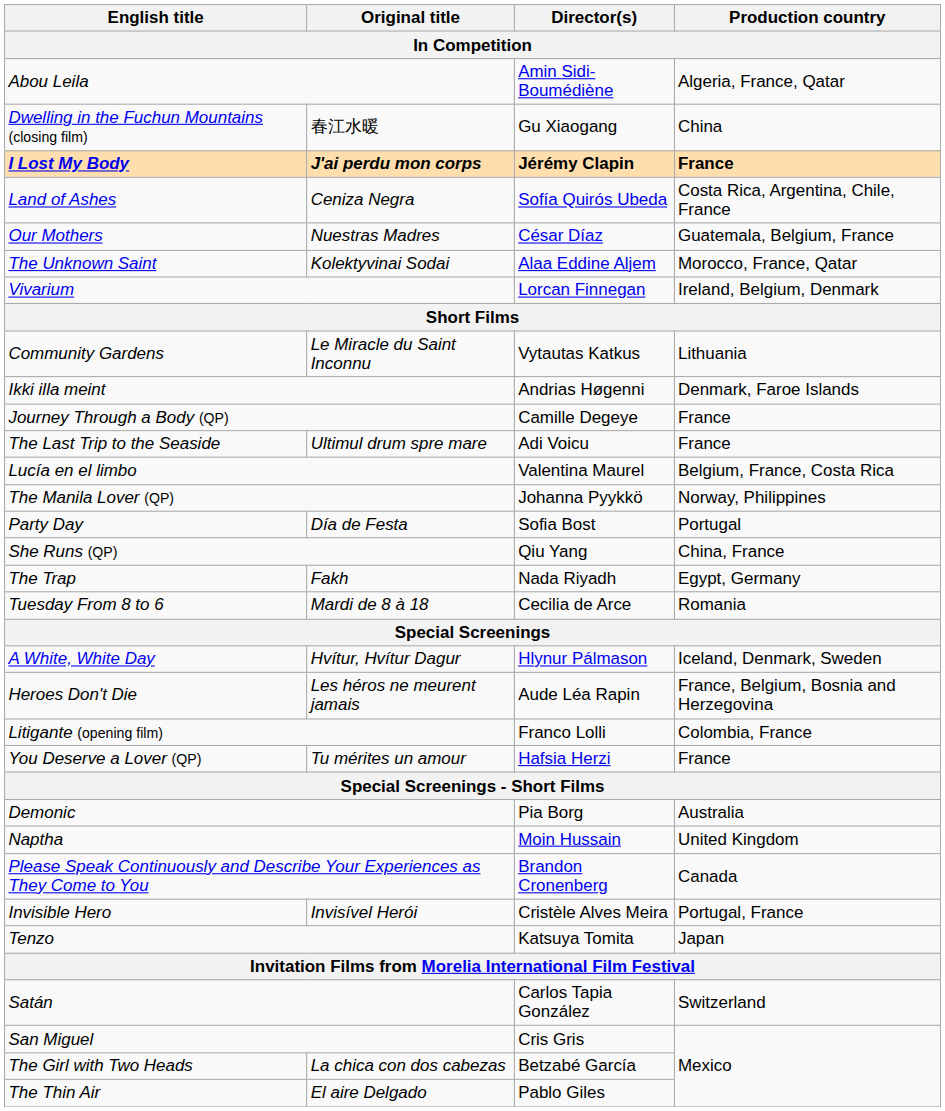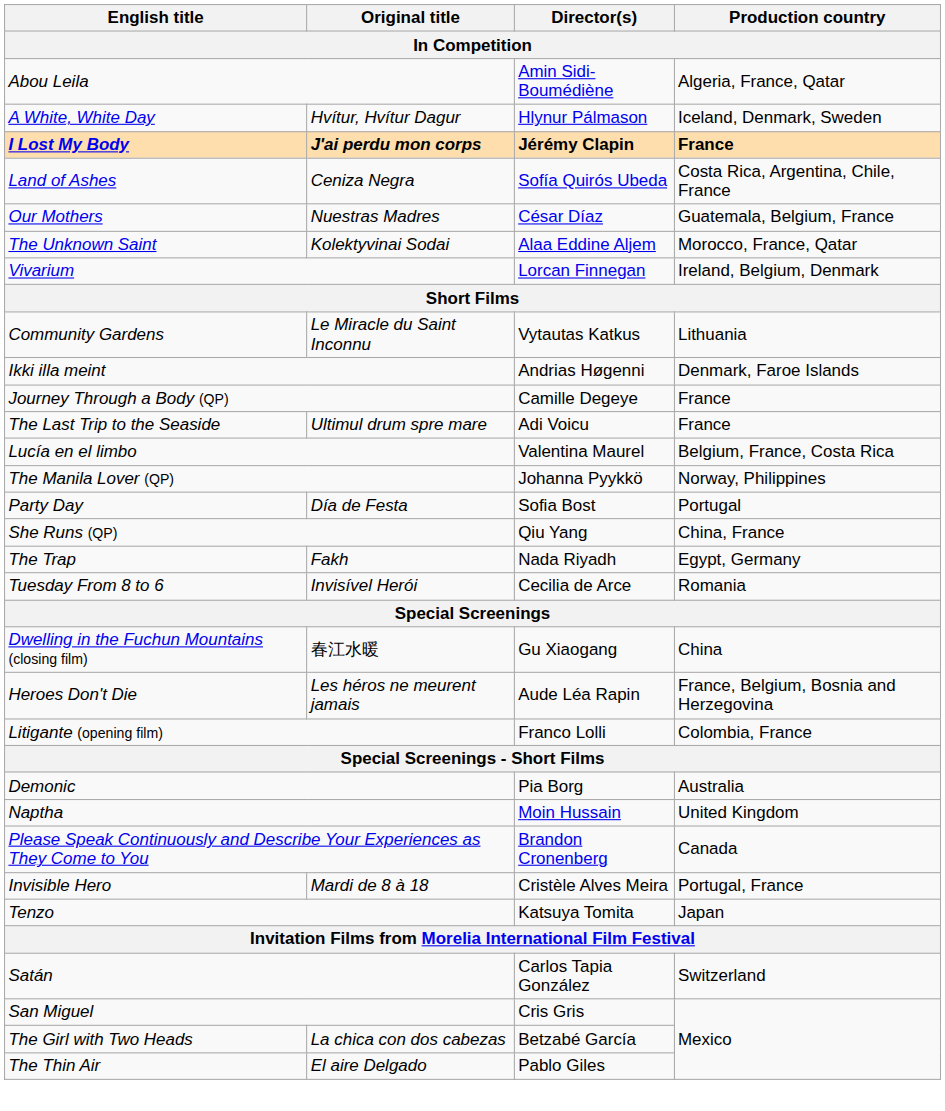rows swapped: (82, 659) <-> (136, 127)
(370, 605) Mardi de 8 à 18 -> (364, 586) Invisível Herói
- row: (105, 758)
(364, 912) Invisível Herói -> (370, 885) Mardi de 8 à 18
